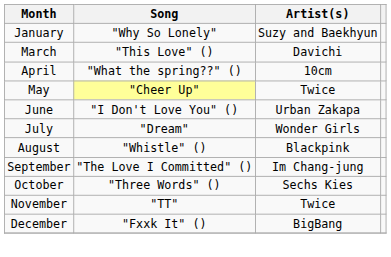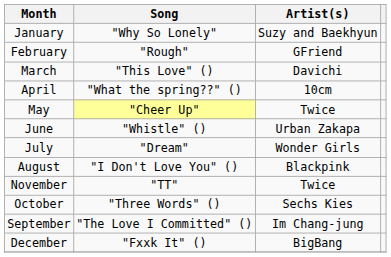+ row: (39, 52)
(164, 109) "I Don't Love You" () -> (164, 128) "Whistle" ()
(164, 147) "Whistle" () -> (164, 167) "I Don't Love You" ()
rows swapped: (39, 167) <-> (39, 205)
